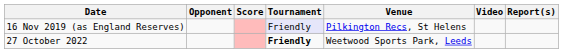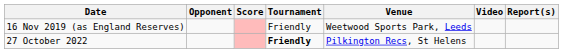(289, 26) lavender background -> (289, 26) no background
(396, 26) Pilkington Recs, St Helens -> (399, 26) Weetwood Sports Park, Leeds
(399, 41) Weetwood Sports Park, Leeds -> (396, 41) Pilkington Recs, St Helens
